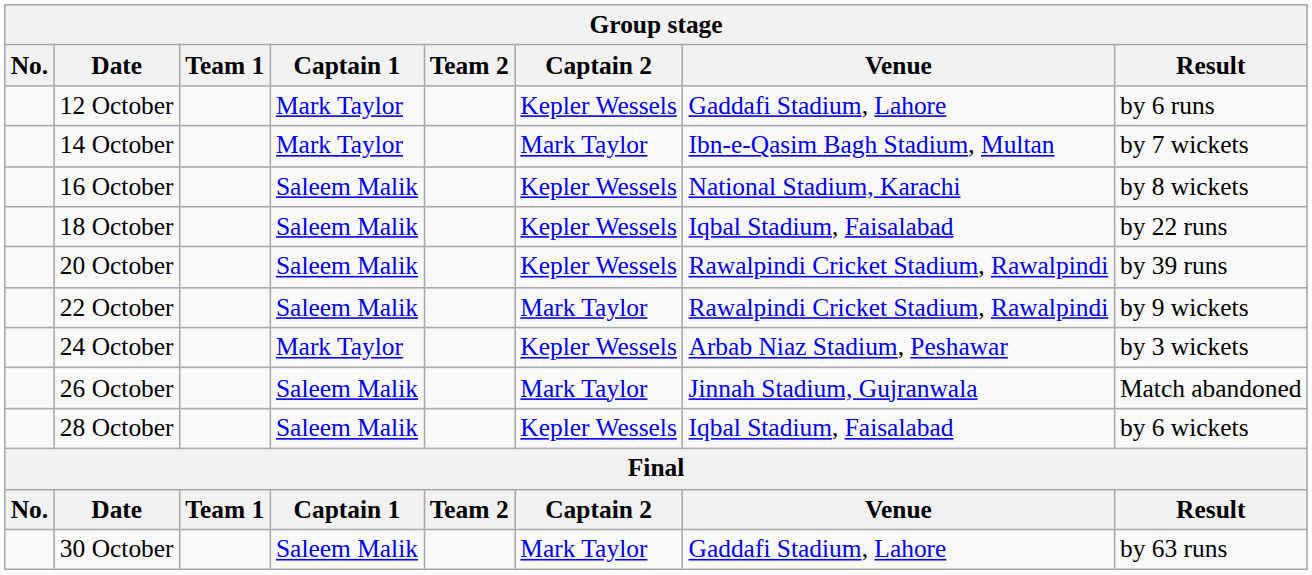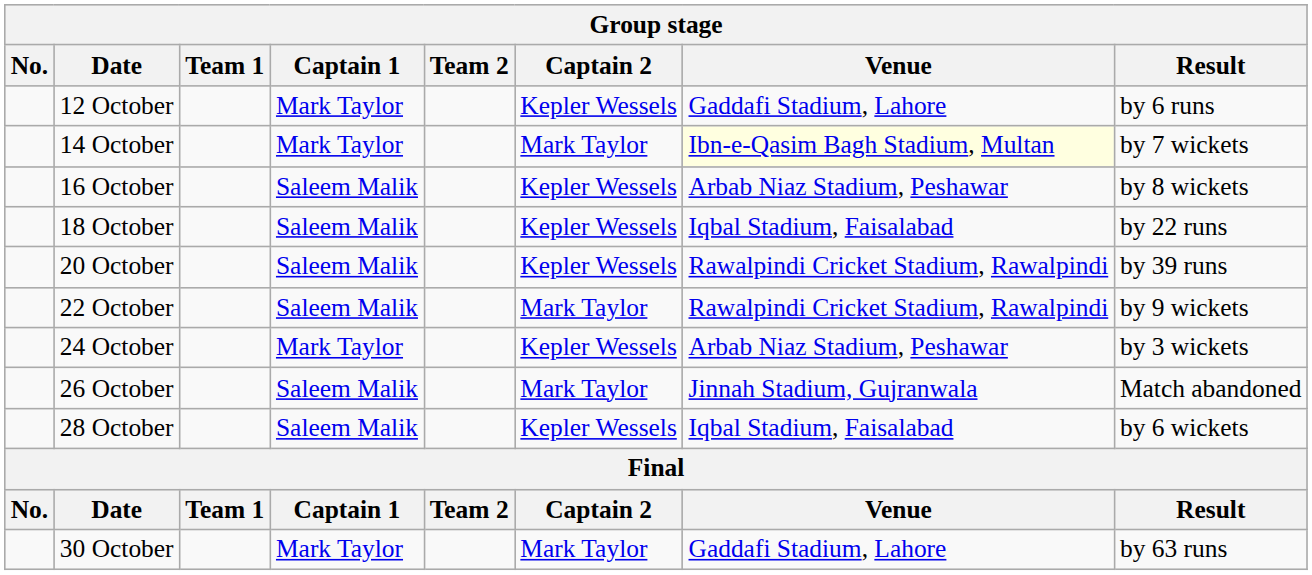(872, 145) no background -> (872, 145) lightyellow background
(825, 186) National Stadium, Karachi -> (848, 186) Arbab Niaz Stadium, Peshawar
(347, 549) Saleem Malik -> (339, 549) Mark Taylor
